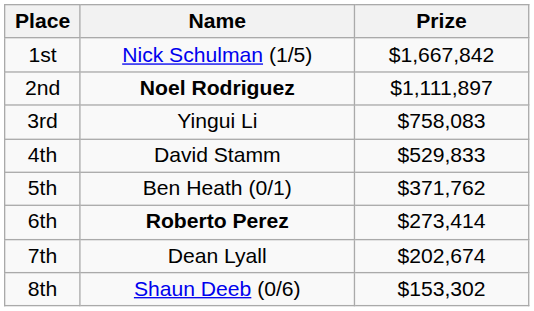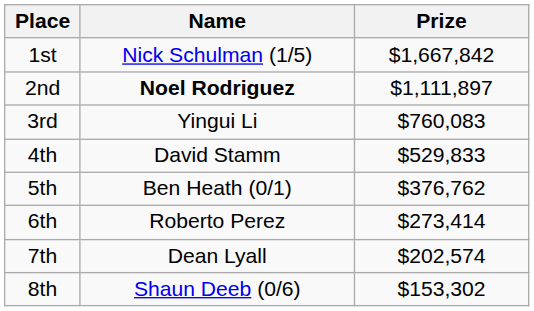(441, 121) $758,083 -> (441, 121) $760,083
(441, 188) $371,762 -> (441, 188) $376,762
(217, 222) bold -> (217, 222) normal
(441, 255) $202,674 -> (441, 255) $202,574
